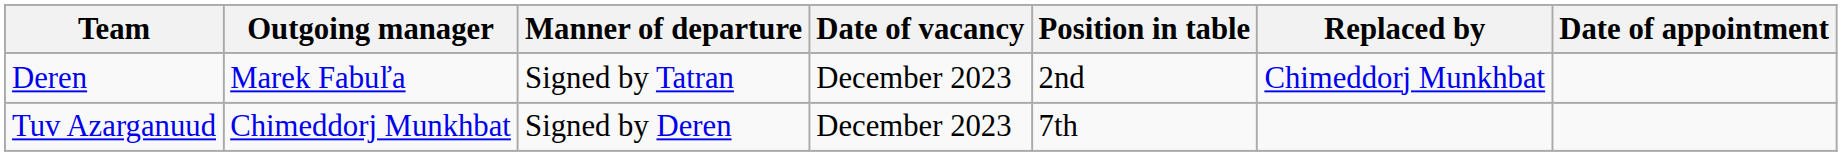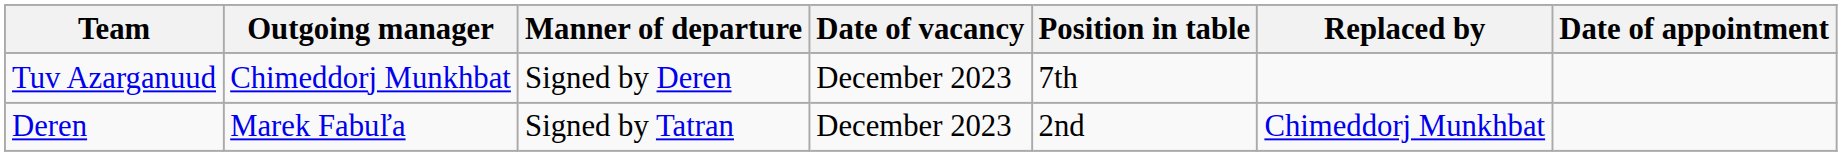rows swapped: (50, 77) <-> (114, 126)
